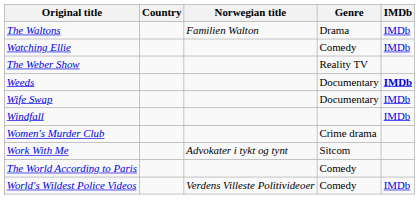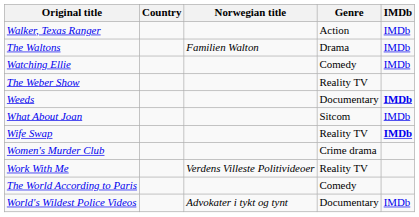+ row: (54, 30)
+ row: (45, 116)
(349, 99) Documentary -> (344, 133) Reality TV
(397, 99) normal -> (398, 133) bold
- row: (25, 116)
(237, 151) Advokater i tykt og tynt -> (250, 168) Verdens Villeste Politivideoer
(335, 151) Sitcom -> (344, 168) Reality TV
(250, 185) Verdens Villeste Politivideoer -> (237, 202) Advokater i tykt og tynt
(338, 185) Comedy -> (349, 202) Documentary
